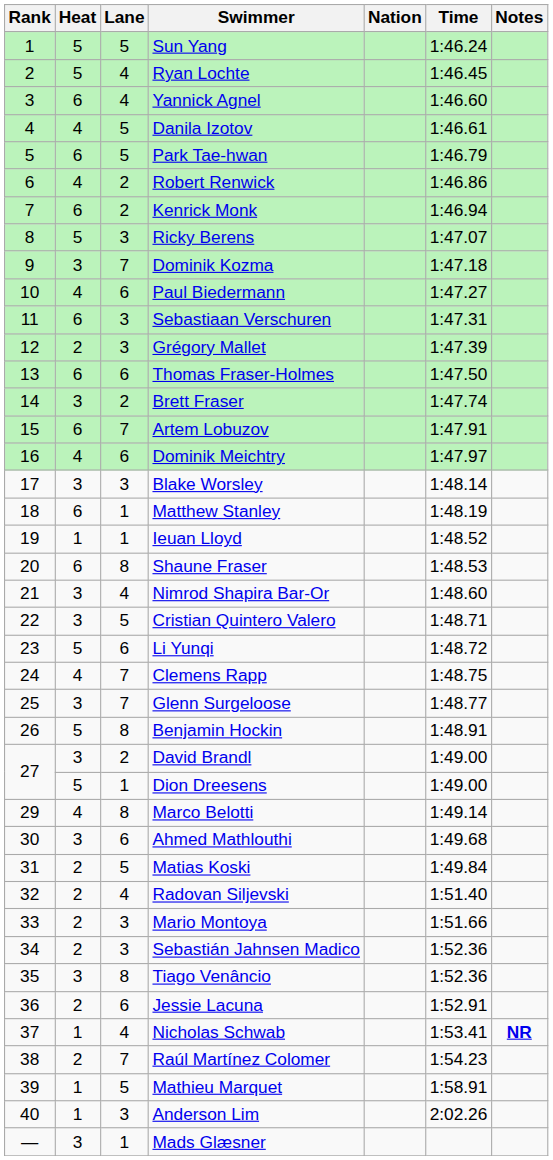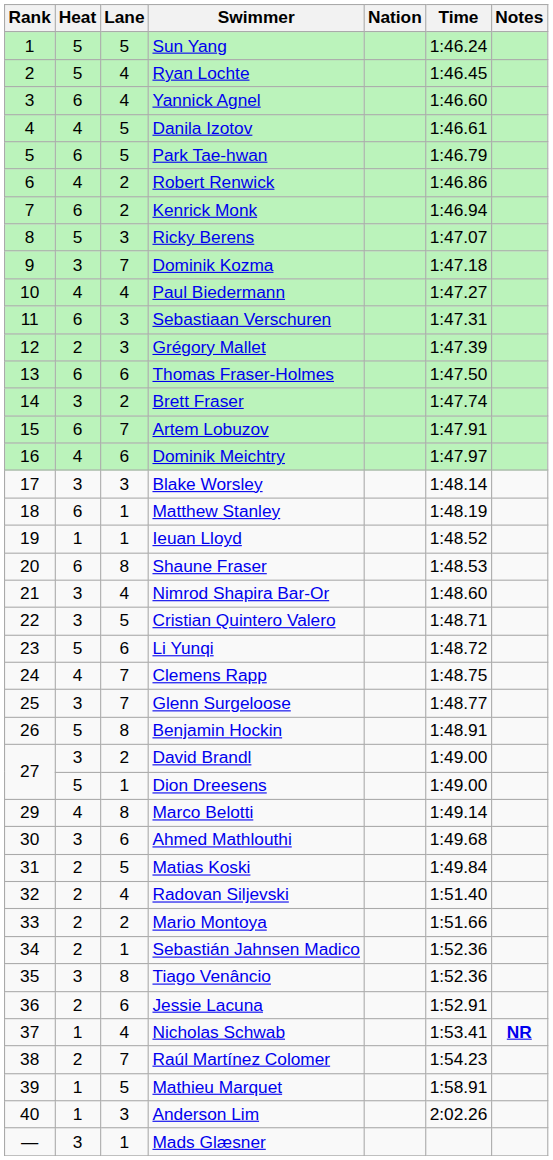(124, 292) 6 -> (124, 292) 4
(124, 922) 3 -> (124, 922) 2
(124, 949) 3 -> (124, 949) 1
